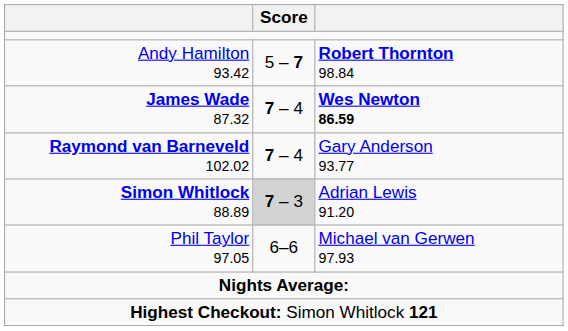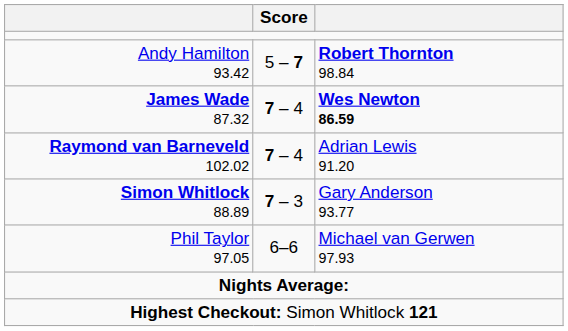(376, 155) Gary Anderson 93.77 -> (368, 155) Adrian Lewis 91.20
(284, 201) lightgrey background -> (284, 201) no background
(368, 201) Adrian Lewis 91.20 -> (376, 201) Gary Anderson 93.77
